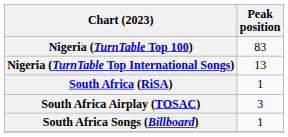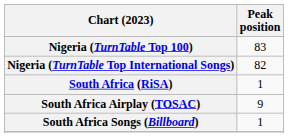(260, 65) 13 -> (260, 65) 82
(260, 103) 3 -> (260, 103) 9
